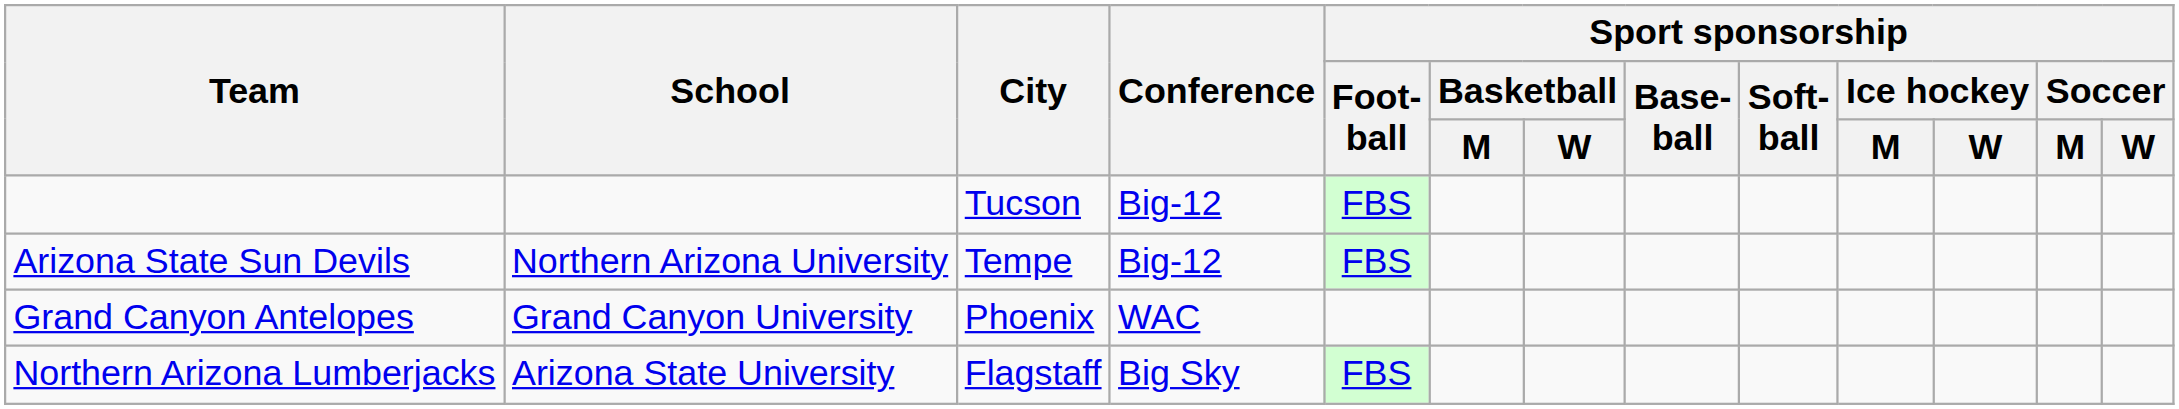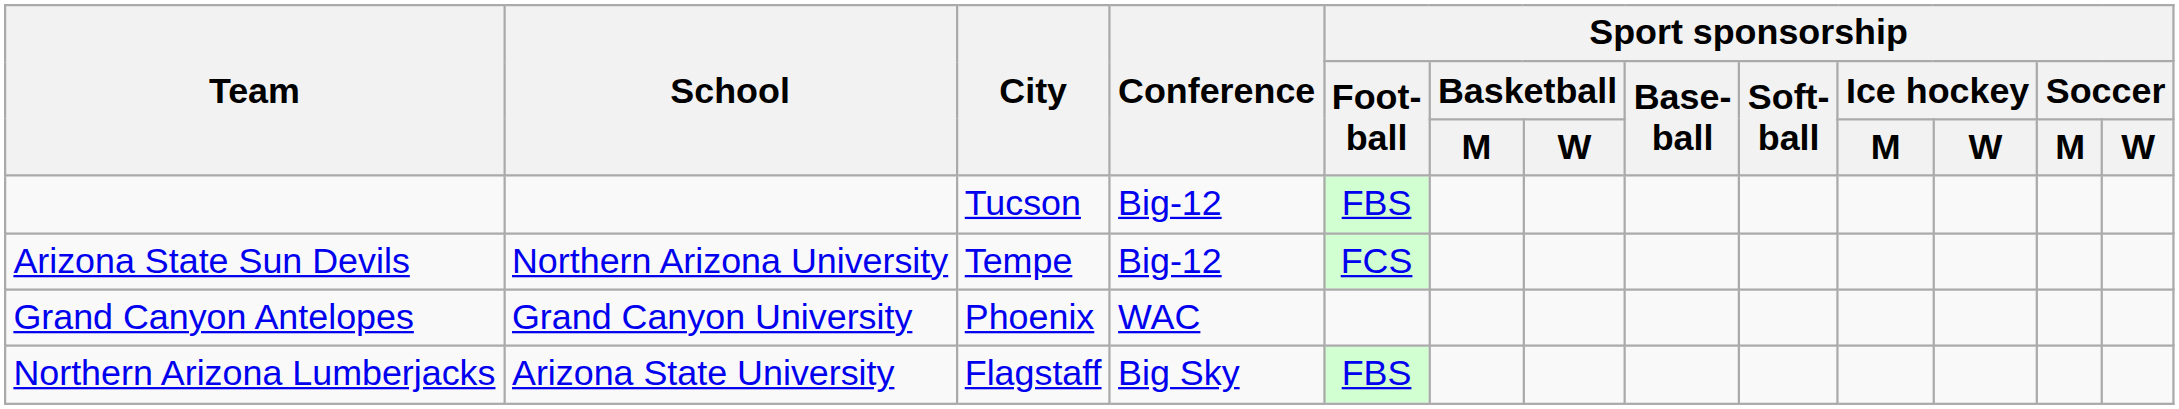(1377, 260) FBS -> (1377, 260) FCS
